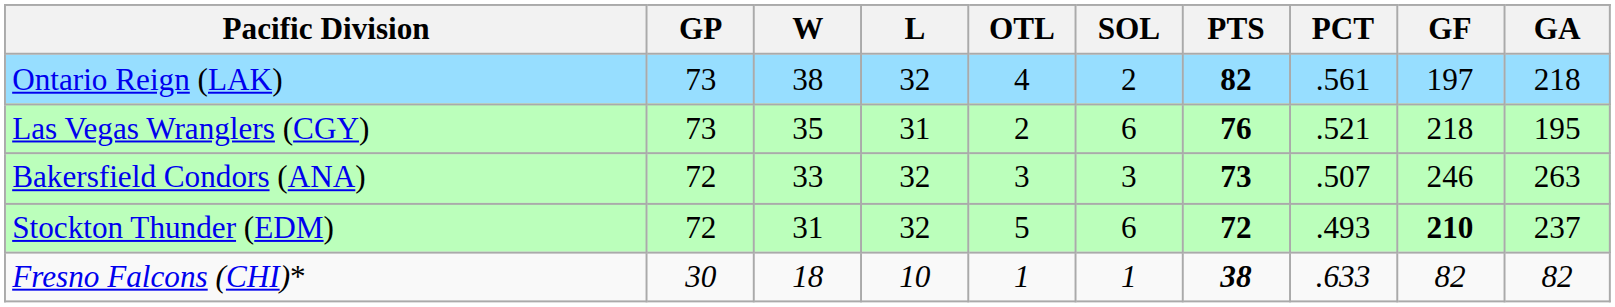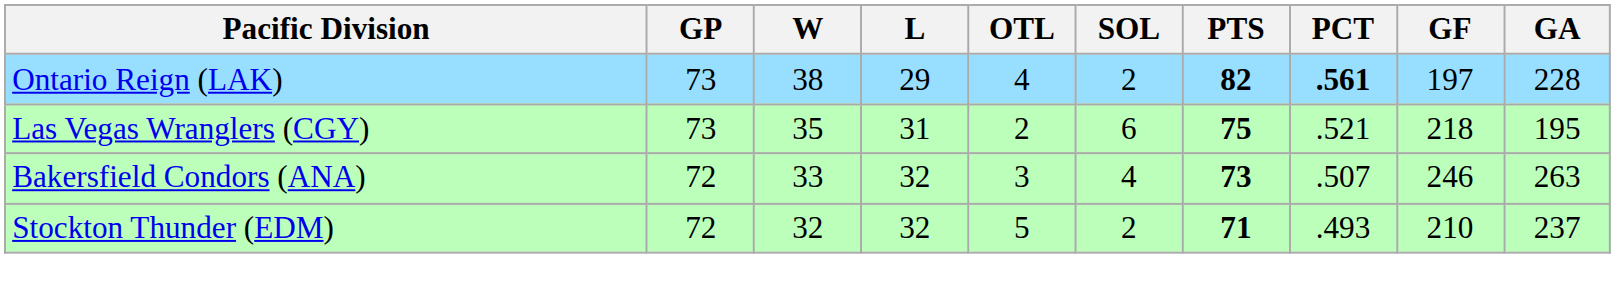(915, 78) 32 -> (915, 78) 29
(1343, 78) normal -> (1343, 78) bold
(1557, 78) 218 -> (1557, 78) 228
(1236, 128) 76 -> (1236, 128) 75
(1129, 177) 3 -> (1129, 177) 4
(808, 227) 31 -> (808, 227) 32
(1129, 227) 6 -> (1129, 227) 2
(1236, 227) 72 -> (1236, 227) 71
(1450, 227) bold -> (1450, 227) normal
- row: (159, 276)
